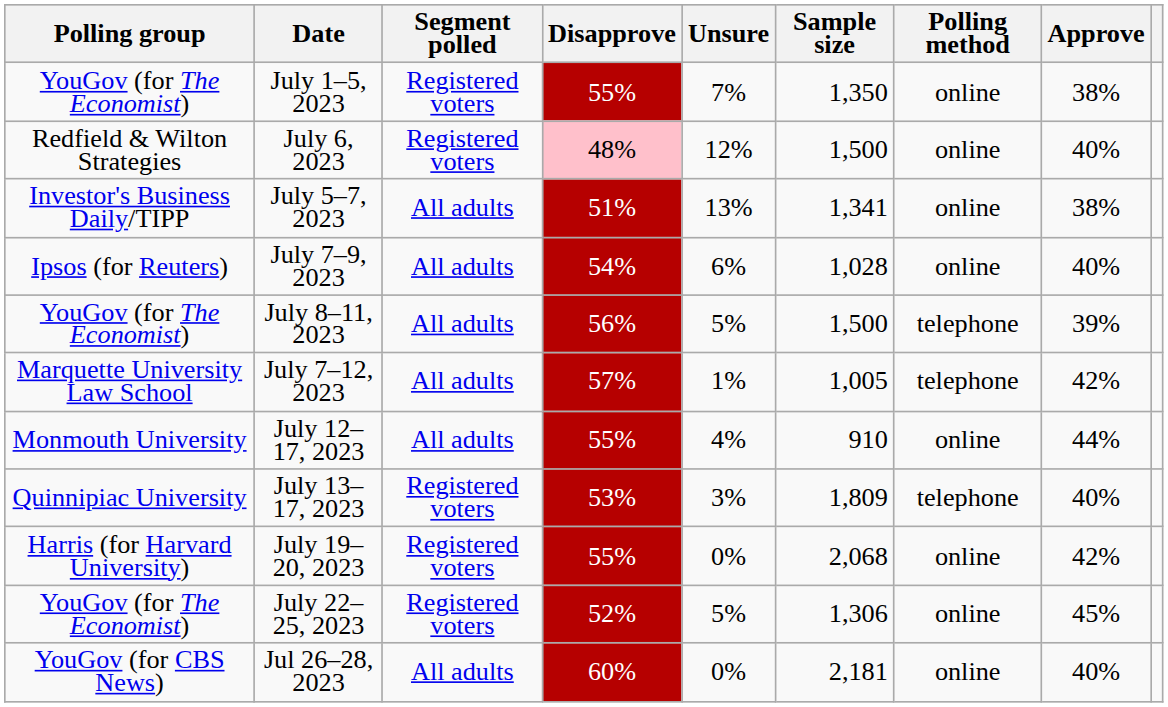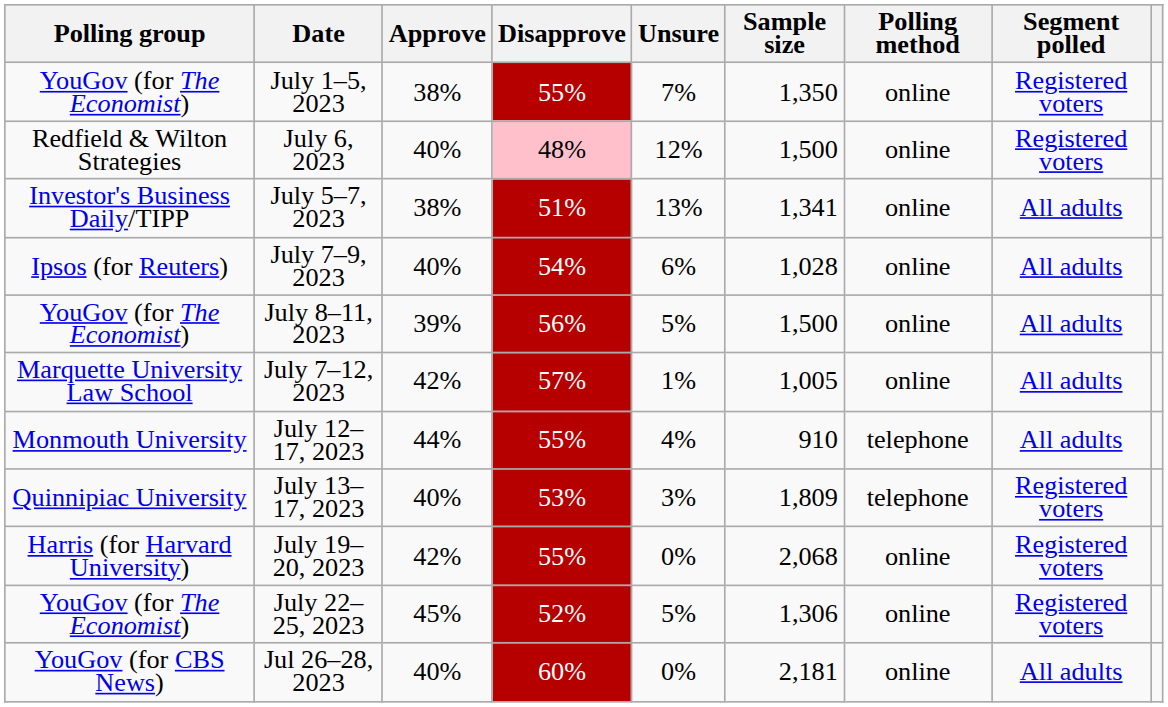columns swapped: (1096, 33) <-> (462, 33)
(968, 323) telephone -> (918, 323) online
(968, 381) telephone -> (918, 381) online
(968, 439) online -> (918, 439) telephone
